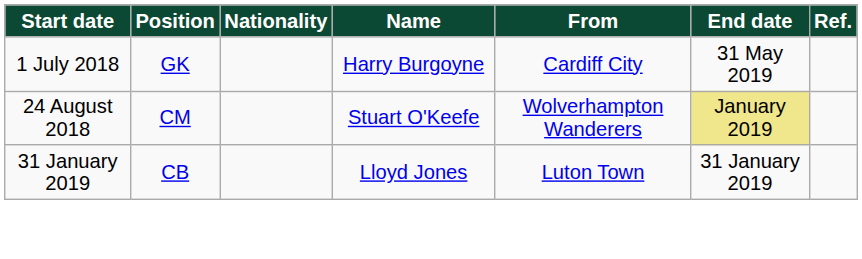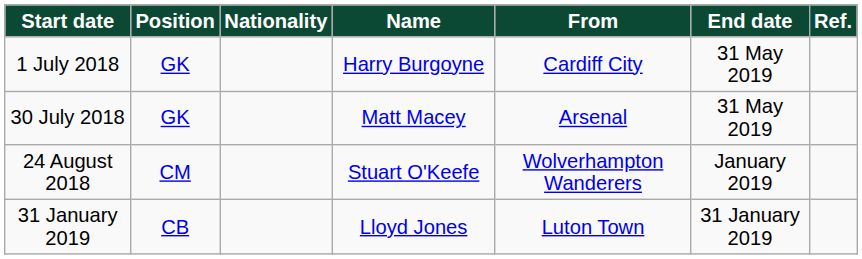+ row: (68, 118)
(750, 118) khaki background -> (750, 173) no background
